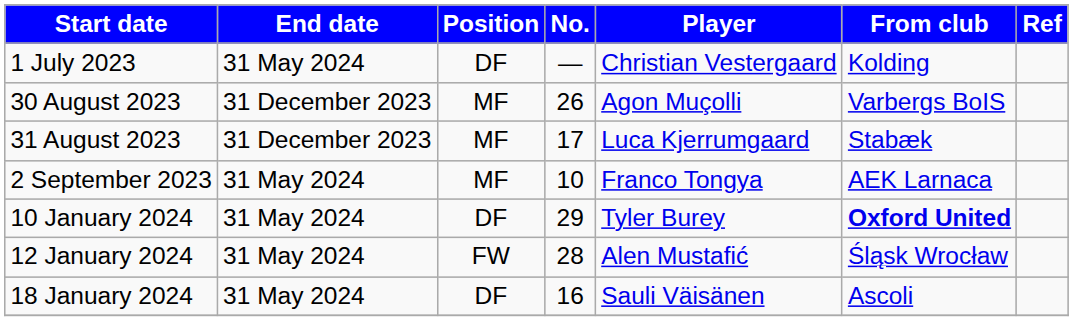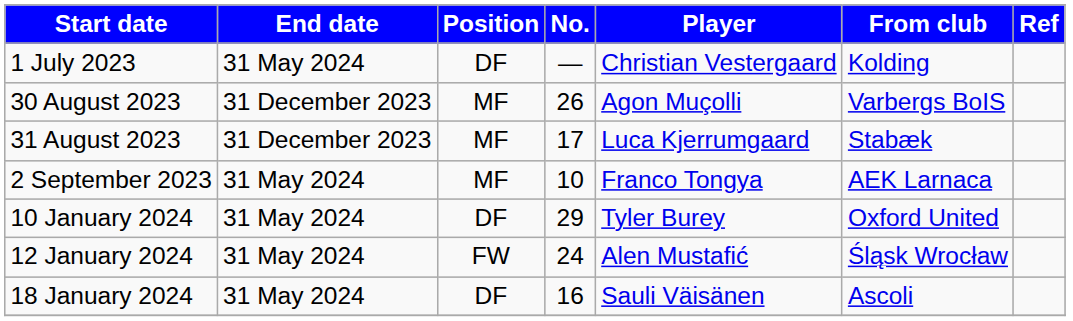(929, 218) bold -> (923, 218) normal
(570, 256) 28 -> (570, 256) 24
